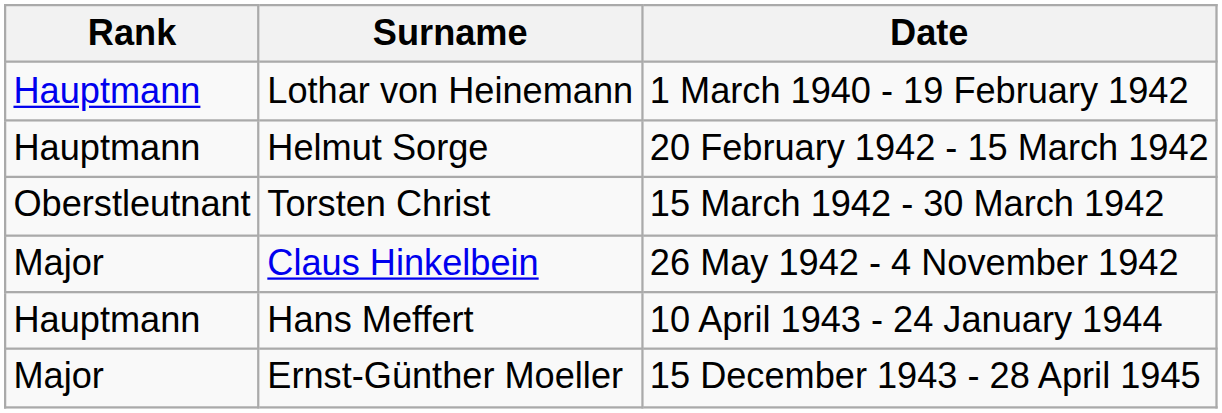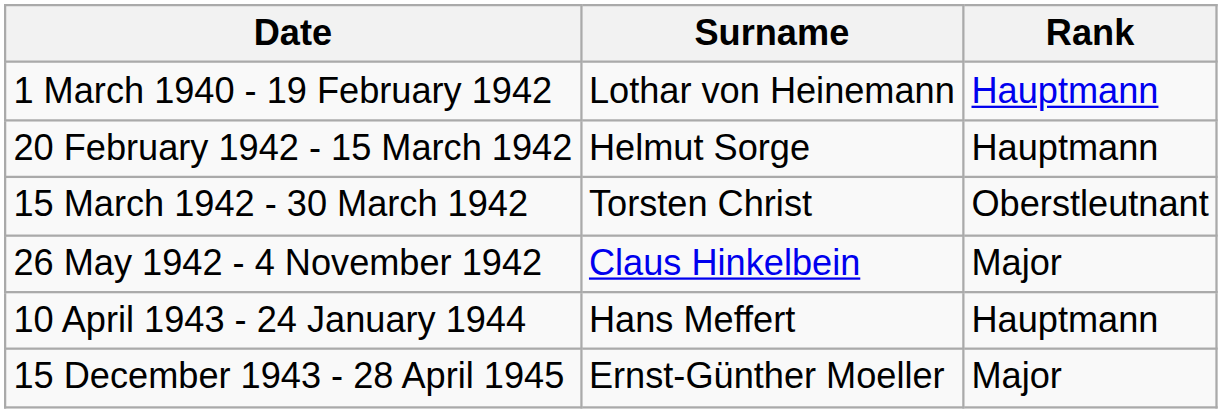columns swapped: (132, 33) <-> (929, 33)
